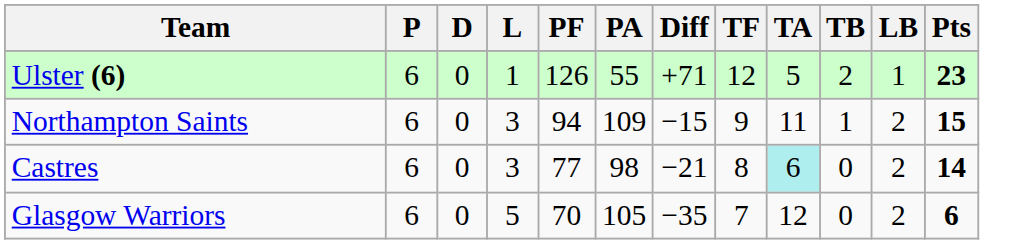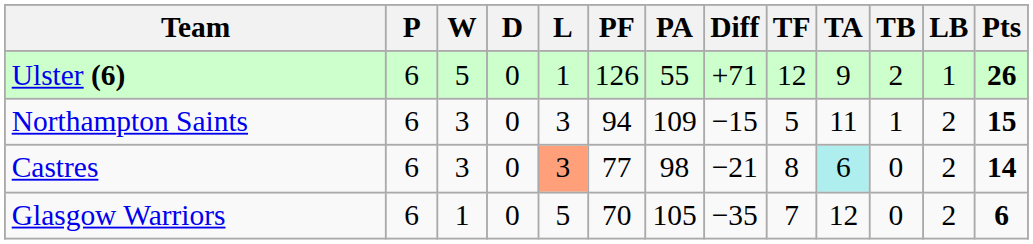+ column: (462, 27)
(793, 74) 5 -> (843, 74) 9
(951, 74) 23 -> (1002, 74) 26
(741, 121) 9 -> (792, 121) 5
(512, 167) no background -> (563, 167) lightsalmon background
